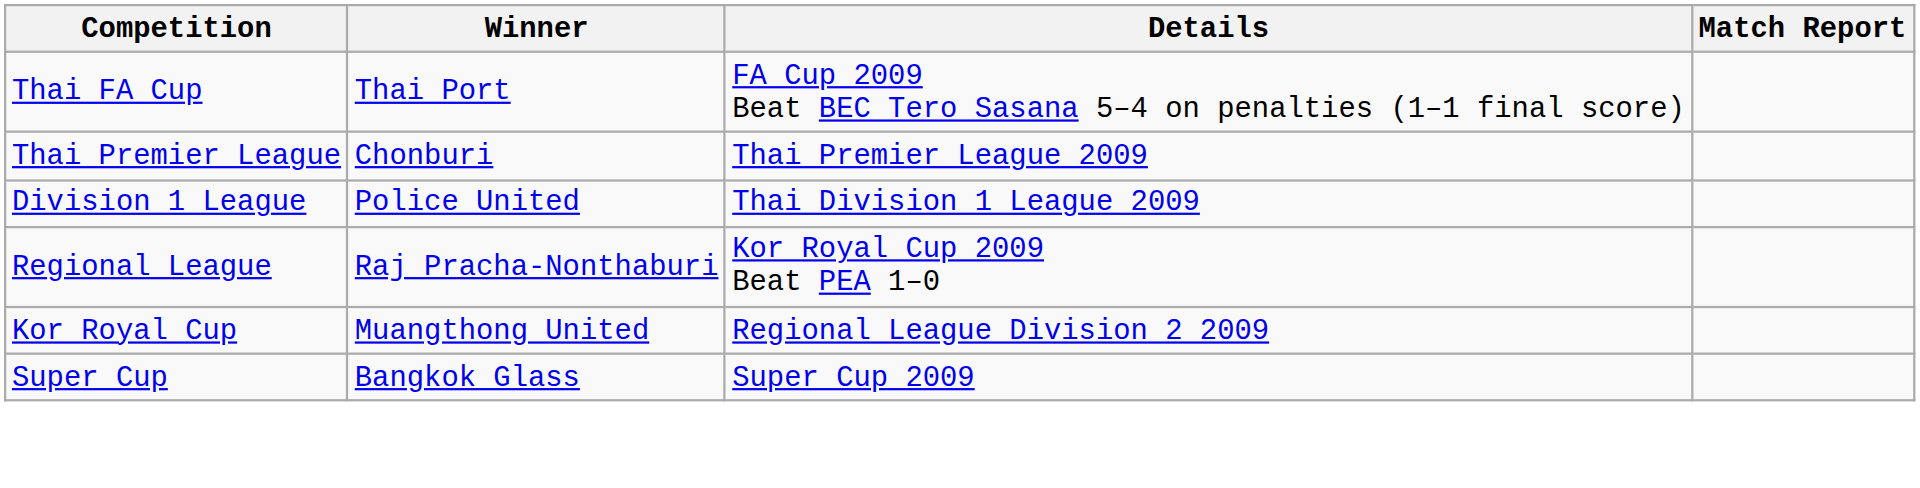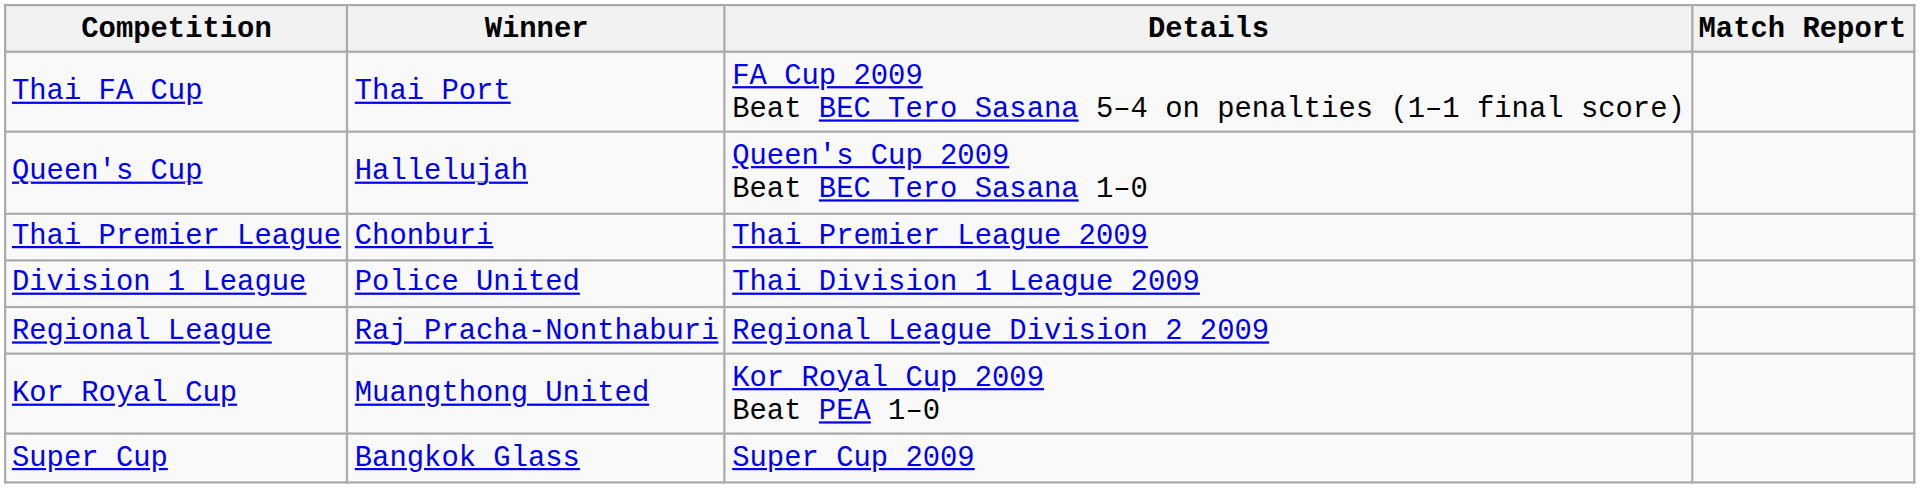+ row: (107, 173)
(888, 267) Kor Royal Cup 2009 Beat PEA 1–0 -> (1001, 330) Regional League Division 2 2009
(1001, 330) Regional League Division 2 2009 -> (888, 394) Kor Royal Cup 2009 Beat PEA 1–0
